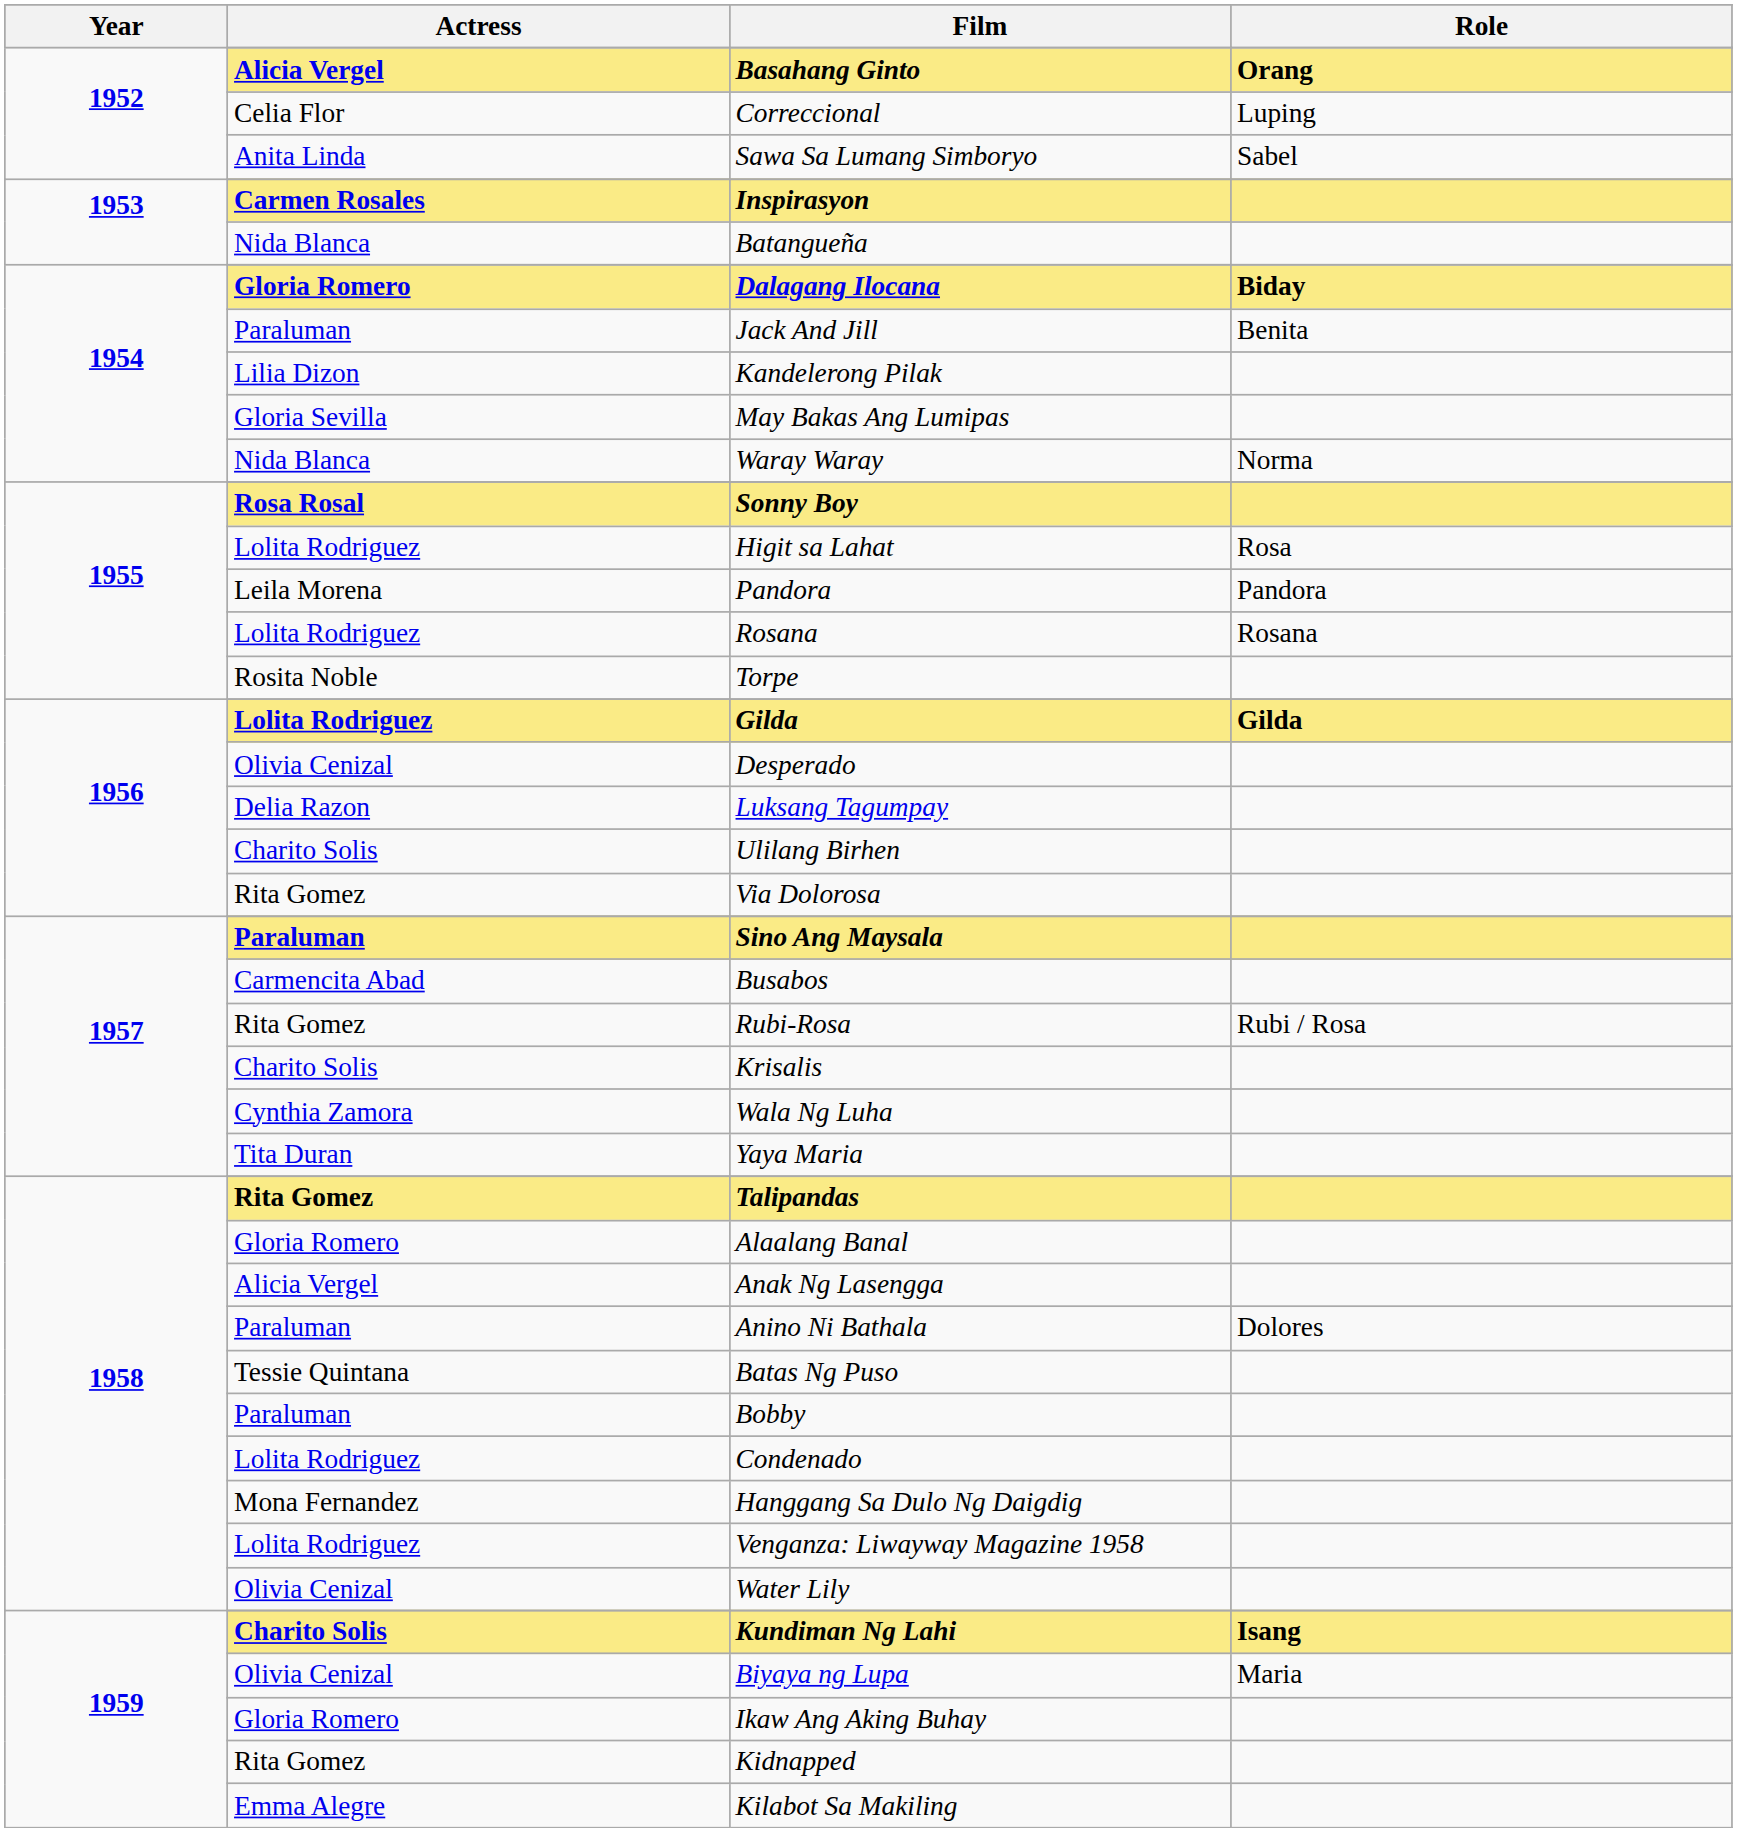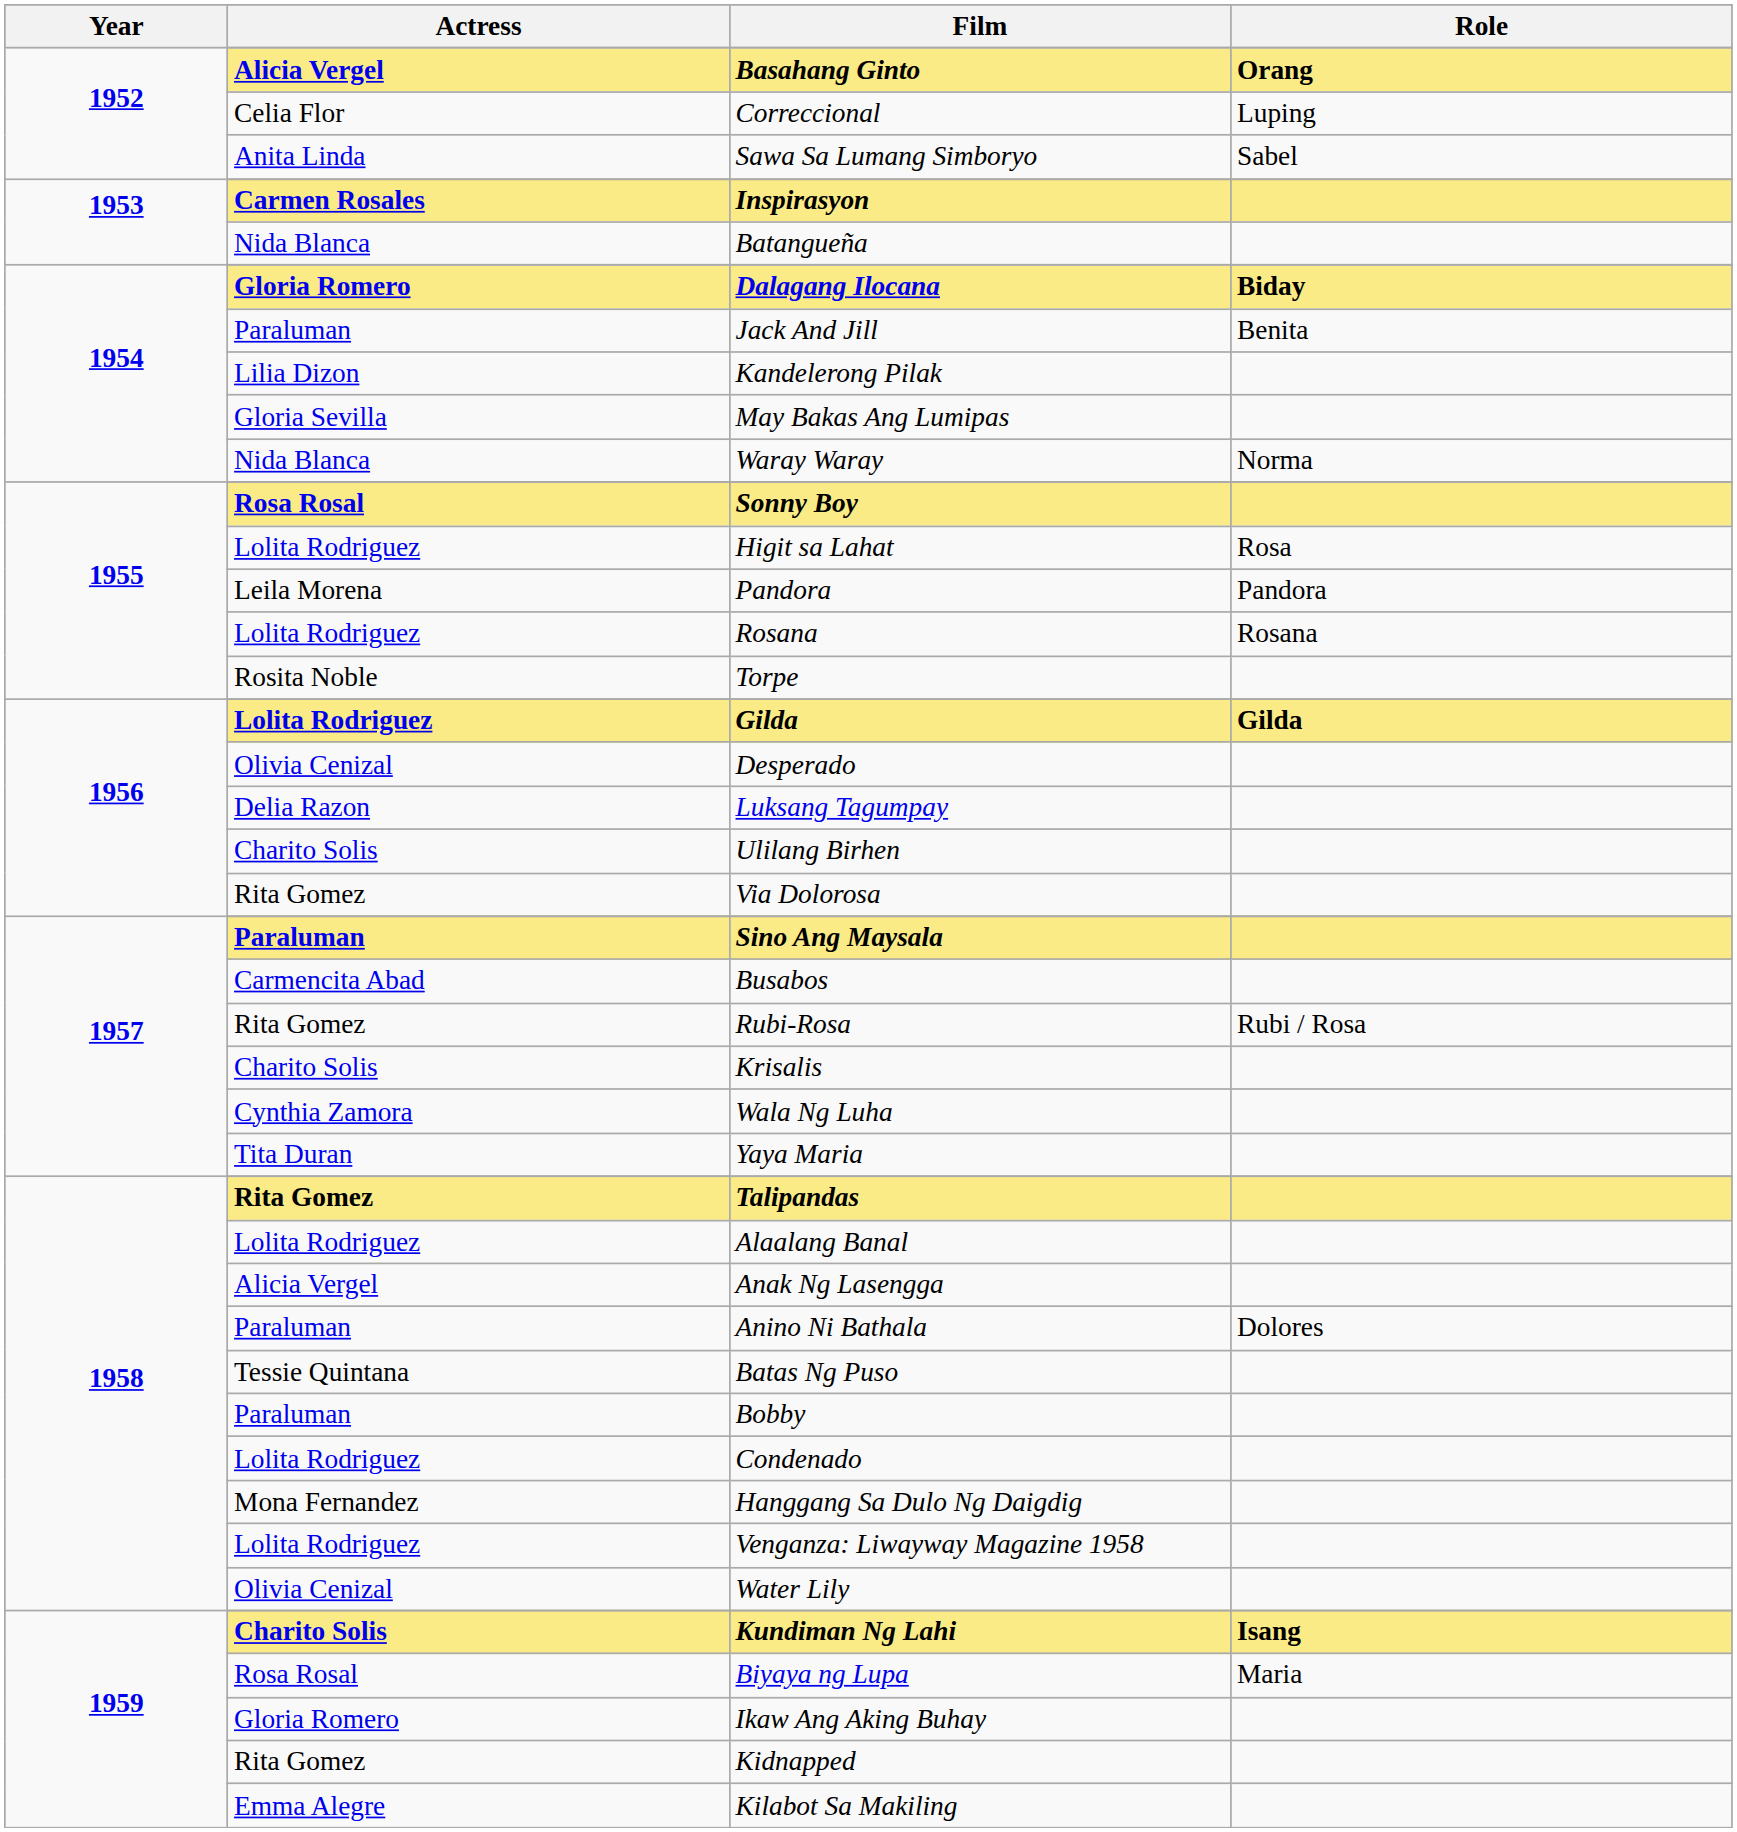(316, 1241) Gloria Romero -> (327, 1241) Lolita Rodriguez
(313, 1675) Olivia Cenizal -> (296, 1675) Rosa Rosal
